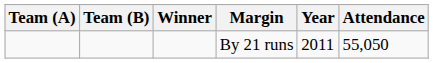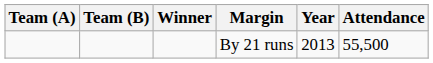(318, 44) 2011 -> (318, 44) 2013
(366, 44) 55,050 -> (366, 44) 55,500
